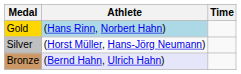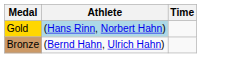- row: (19, 45)
(104, 61) lavender background -> (104, 45) no background
